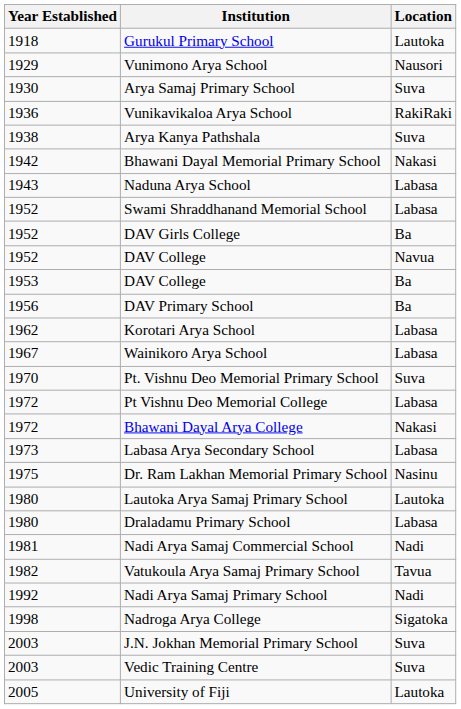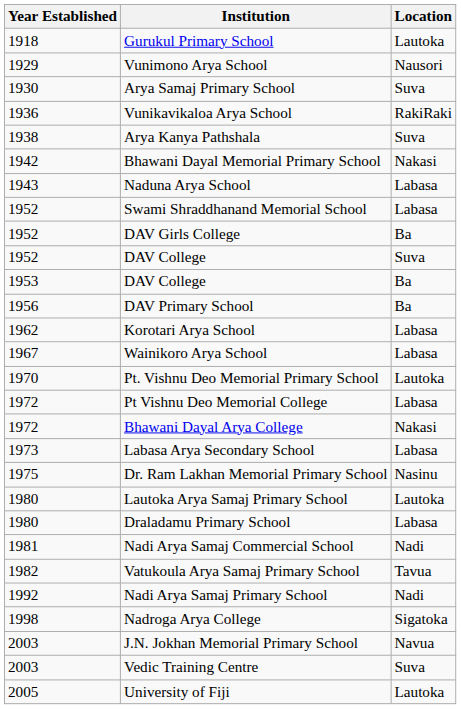(414, 257) Navua -> (410, 257) Suva
(410, 378) Suva -> (419, 378) Lautoka
(410, 643) Suva -> (414, 643) Navua
